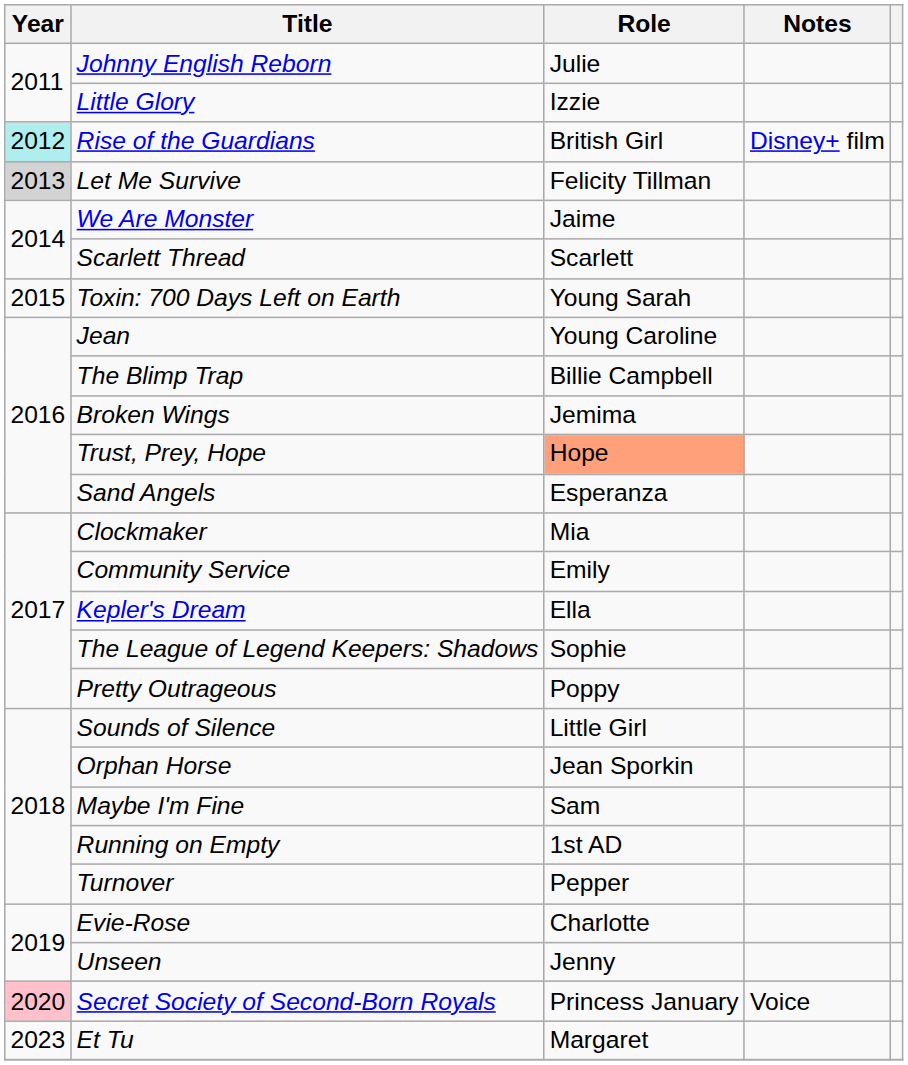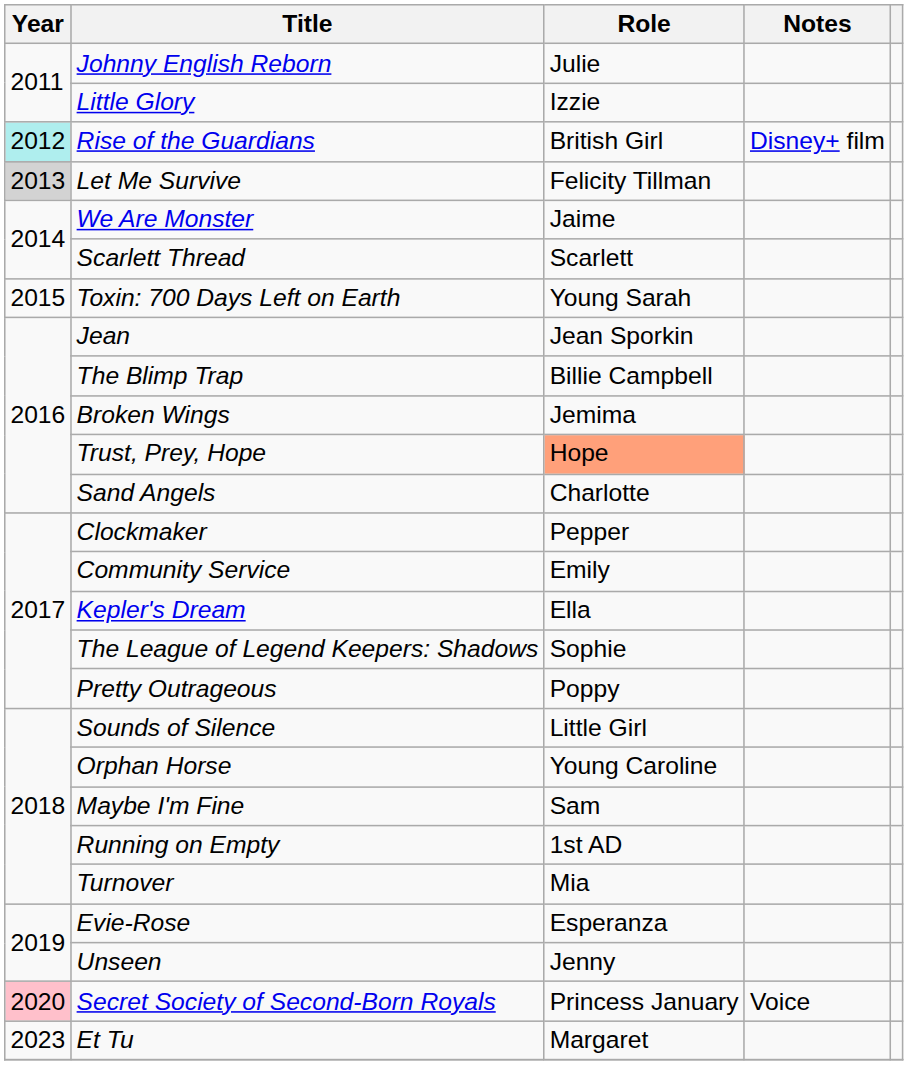(633, 336) Young Caroline -> (622, 336) Jean Sporkin
(609, 492) Esperanza -> (600, 492) Charlotte
(569, 532) Mia -> (589, 532) Pepper
(622, 766) Jean Sporkin -> (633, 766) Young Caroline
(589, 883) Pepper -> (569, 883) Mia
(600, 922) Charlotte -> (609, 922) Esperanza
